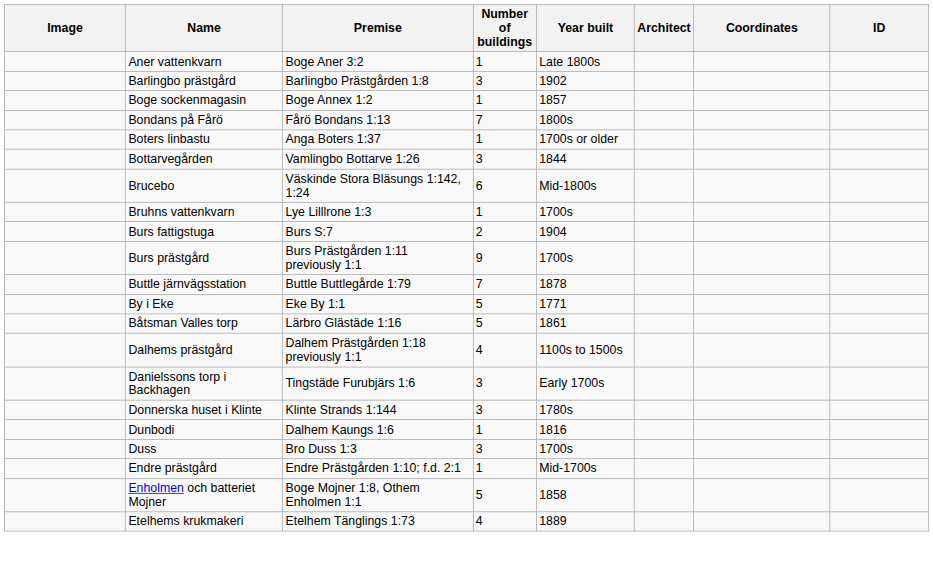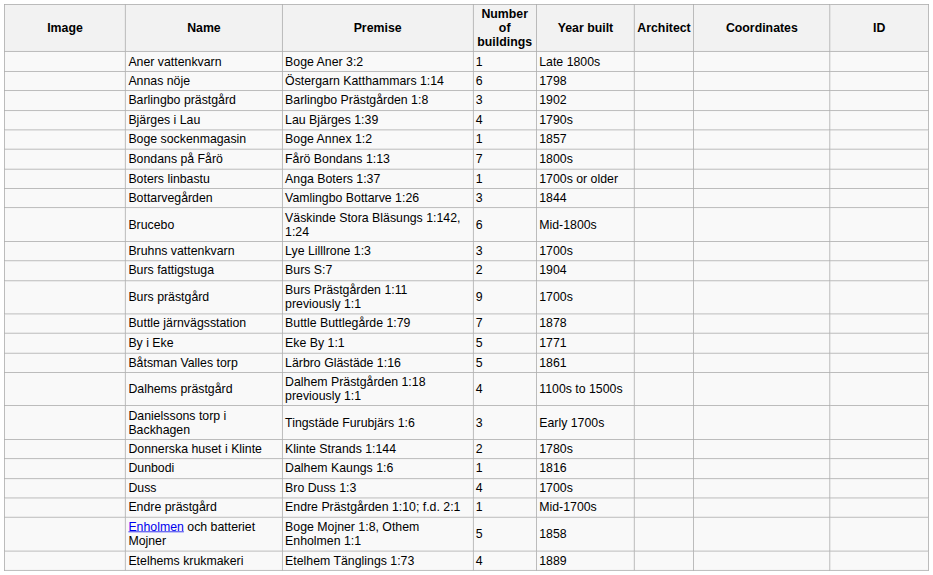+ row: (159, 81)
+ row: (164, 120)
(479, 212) 1 -> (479, 251) 3
(479, 410) 3 -> (479, 449) 2
(479, 449) 3 -> (479, 488) 4
